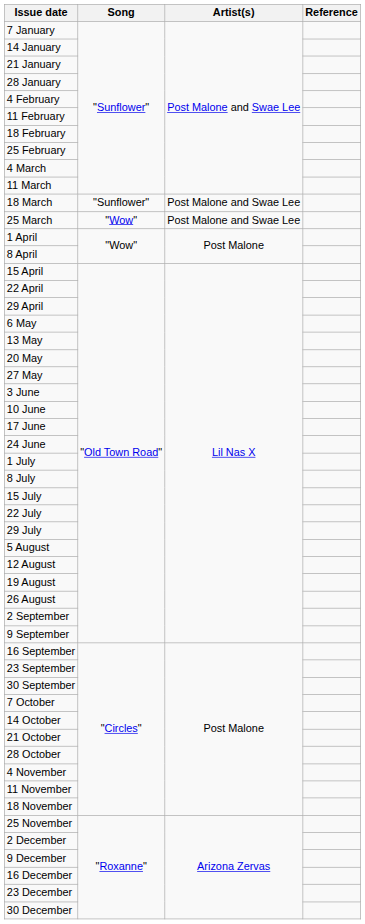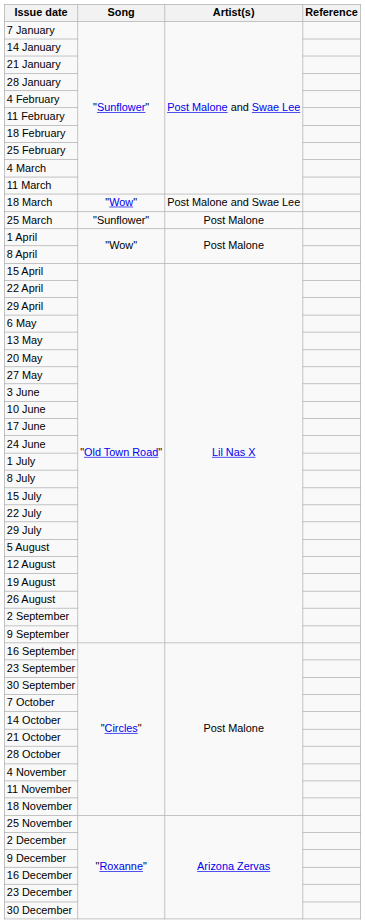(121, 202) "Sunflower" -> (121, 202) "Wow"
(121, 220) "Wow" -> (121, 220) "Sunflower"
(234, 220) Post Malone and Swae Lee -> (234, 220) Post Malone
